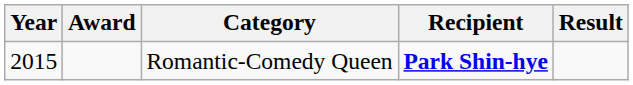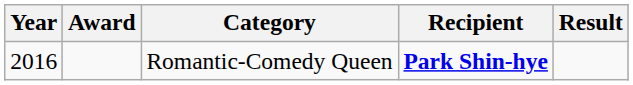(34, 60) 2015 -> (34, 60) 2016
